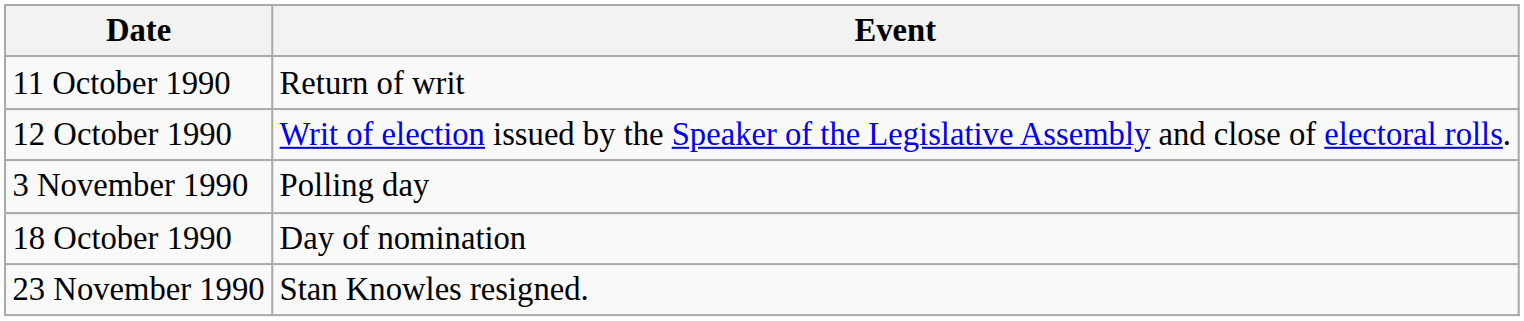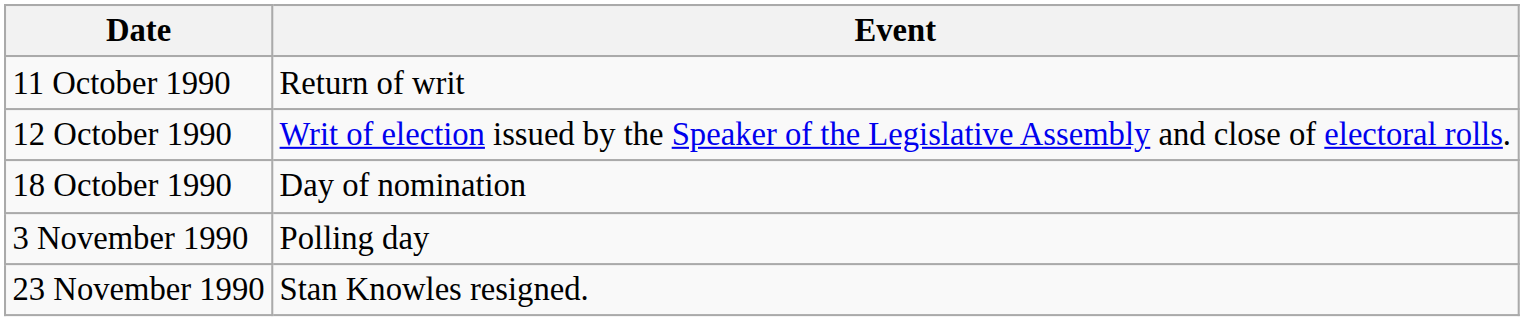rows swapped: (122, 237) <-> (130, 185)
